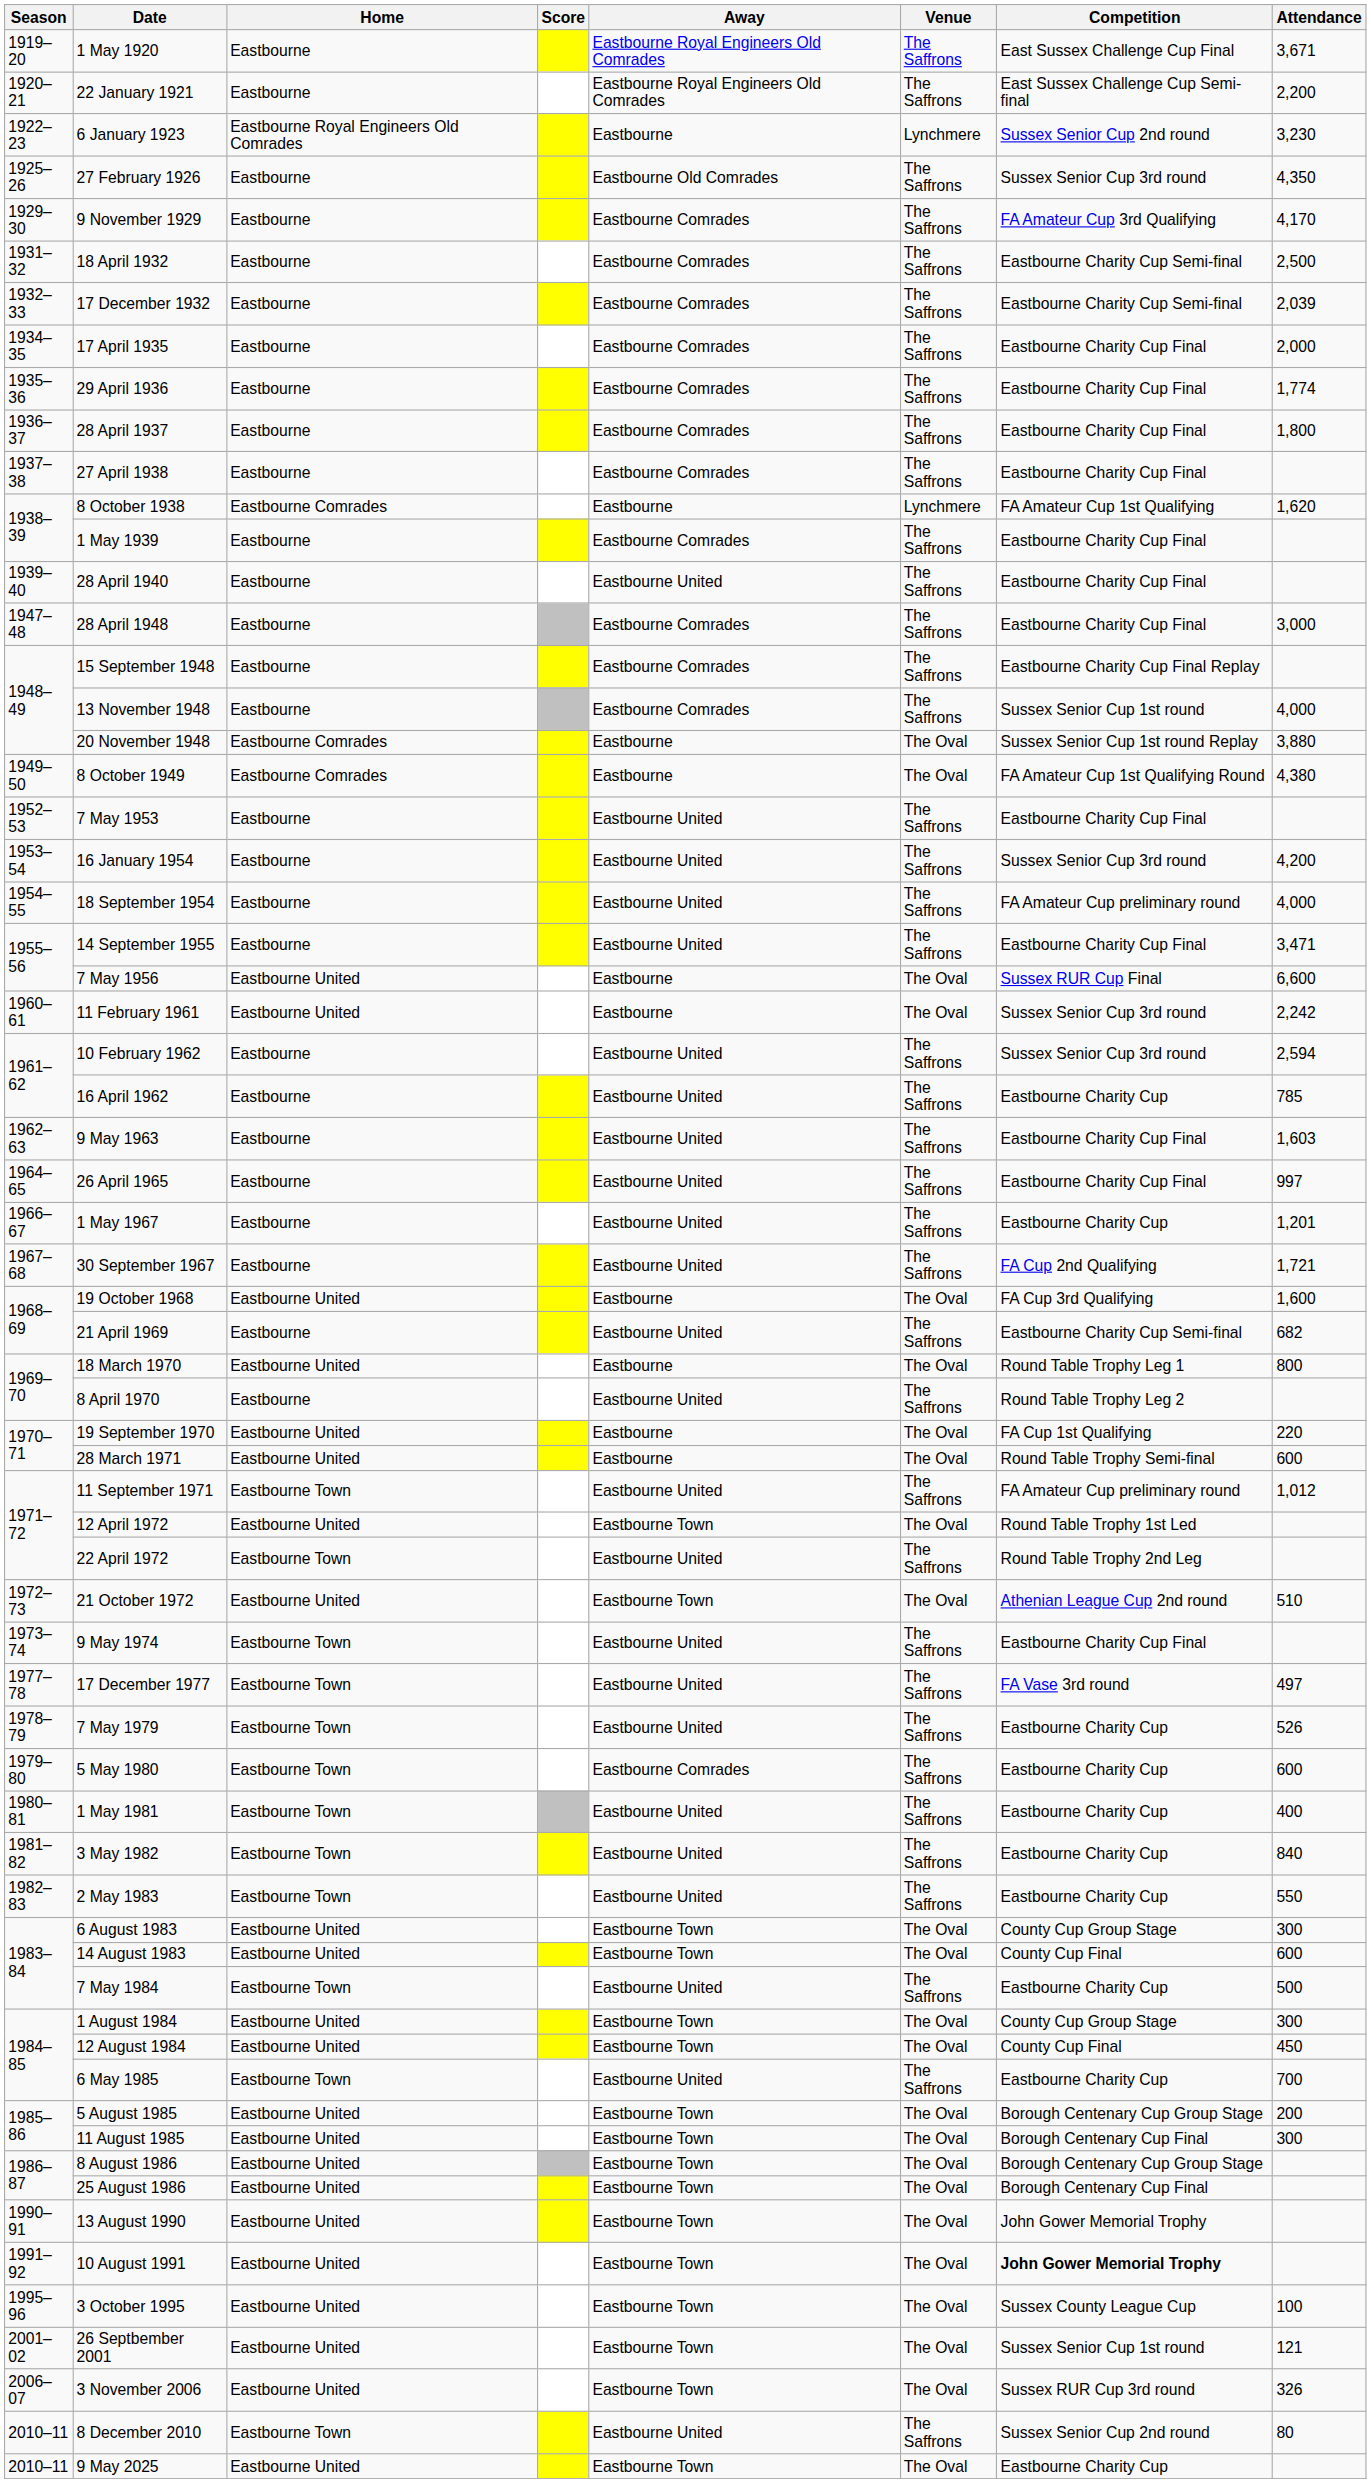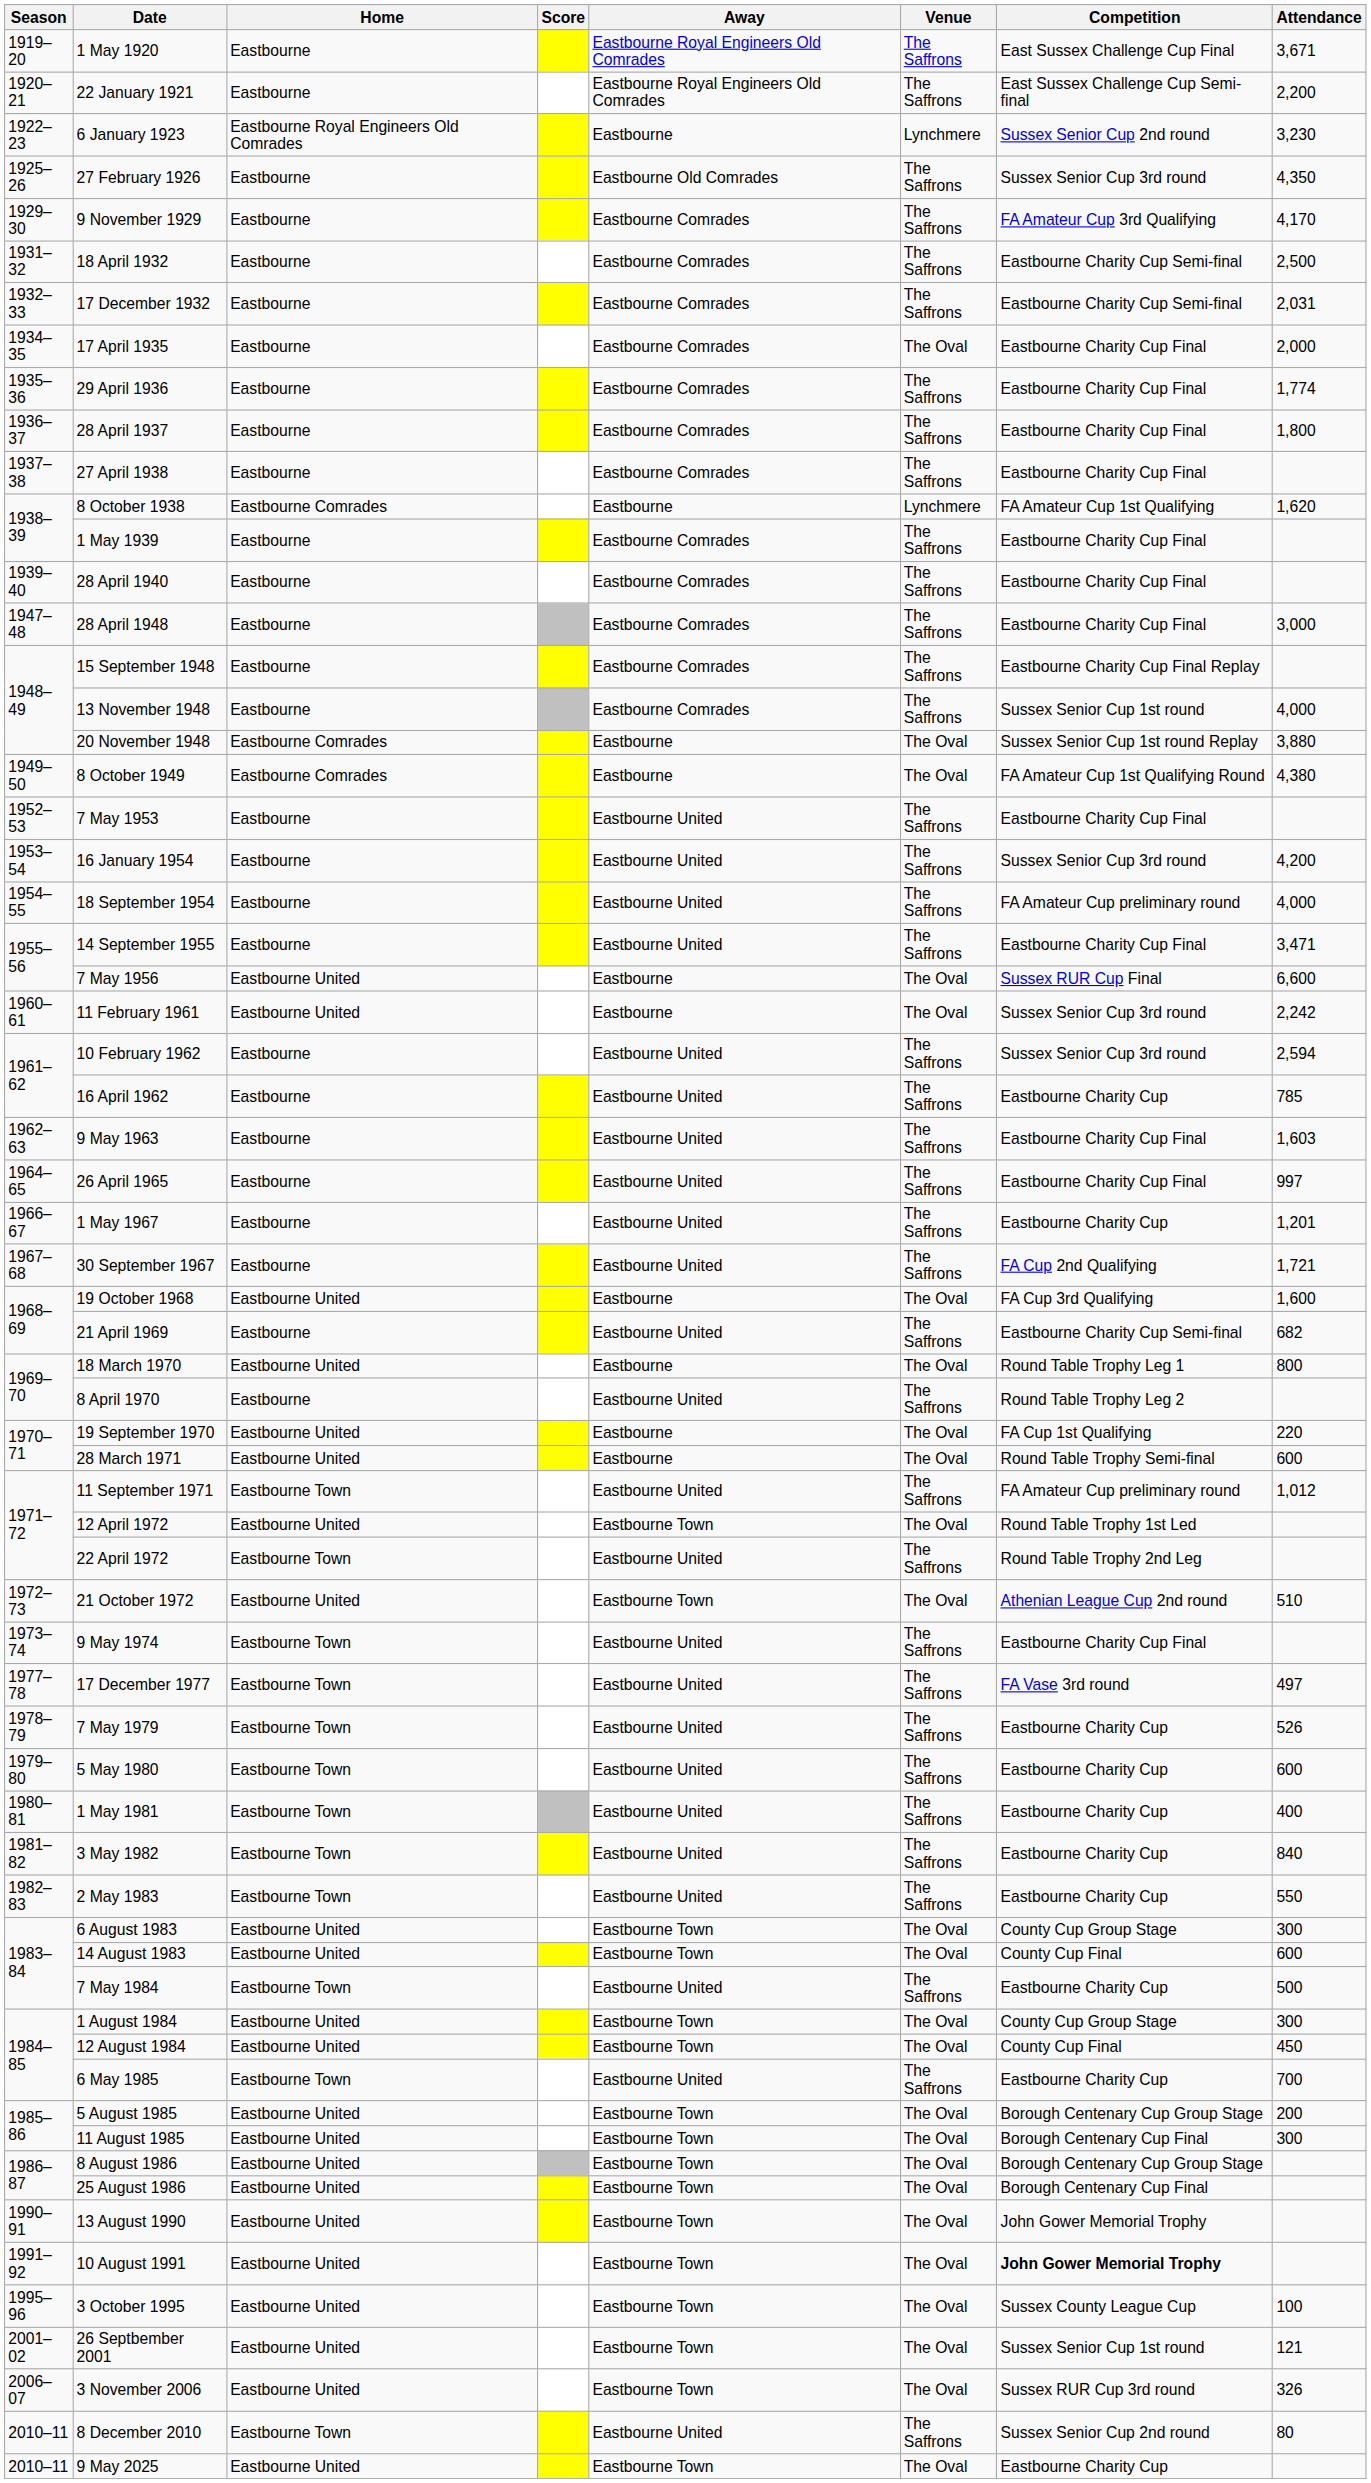(1296, 304) 2,039 -> (1296, 304) 2,031
(933, 347) The Saffrons -> (936, 347) The Oval
(657, 582) Eastbourne United -> (671, 582) Eastbourne Comrades
(671, 1770) Eastbourne Comrades -> (657, 1770) Eastbourne United
